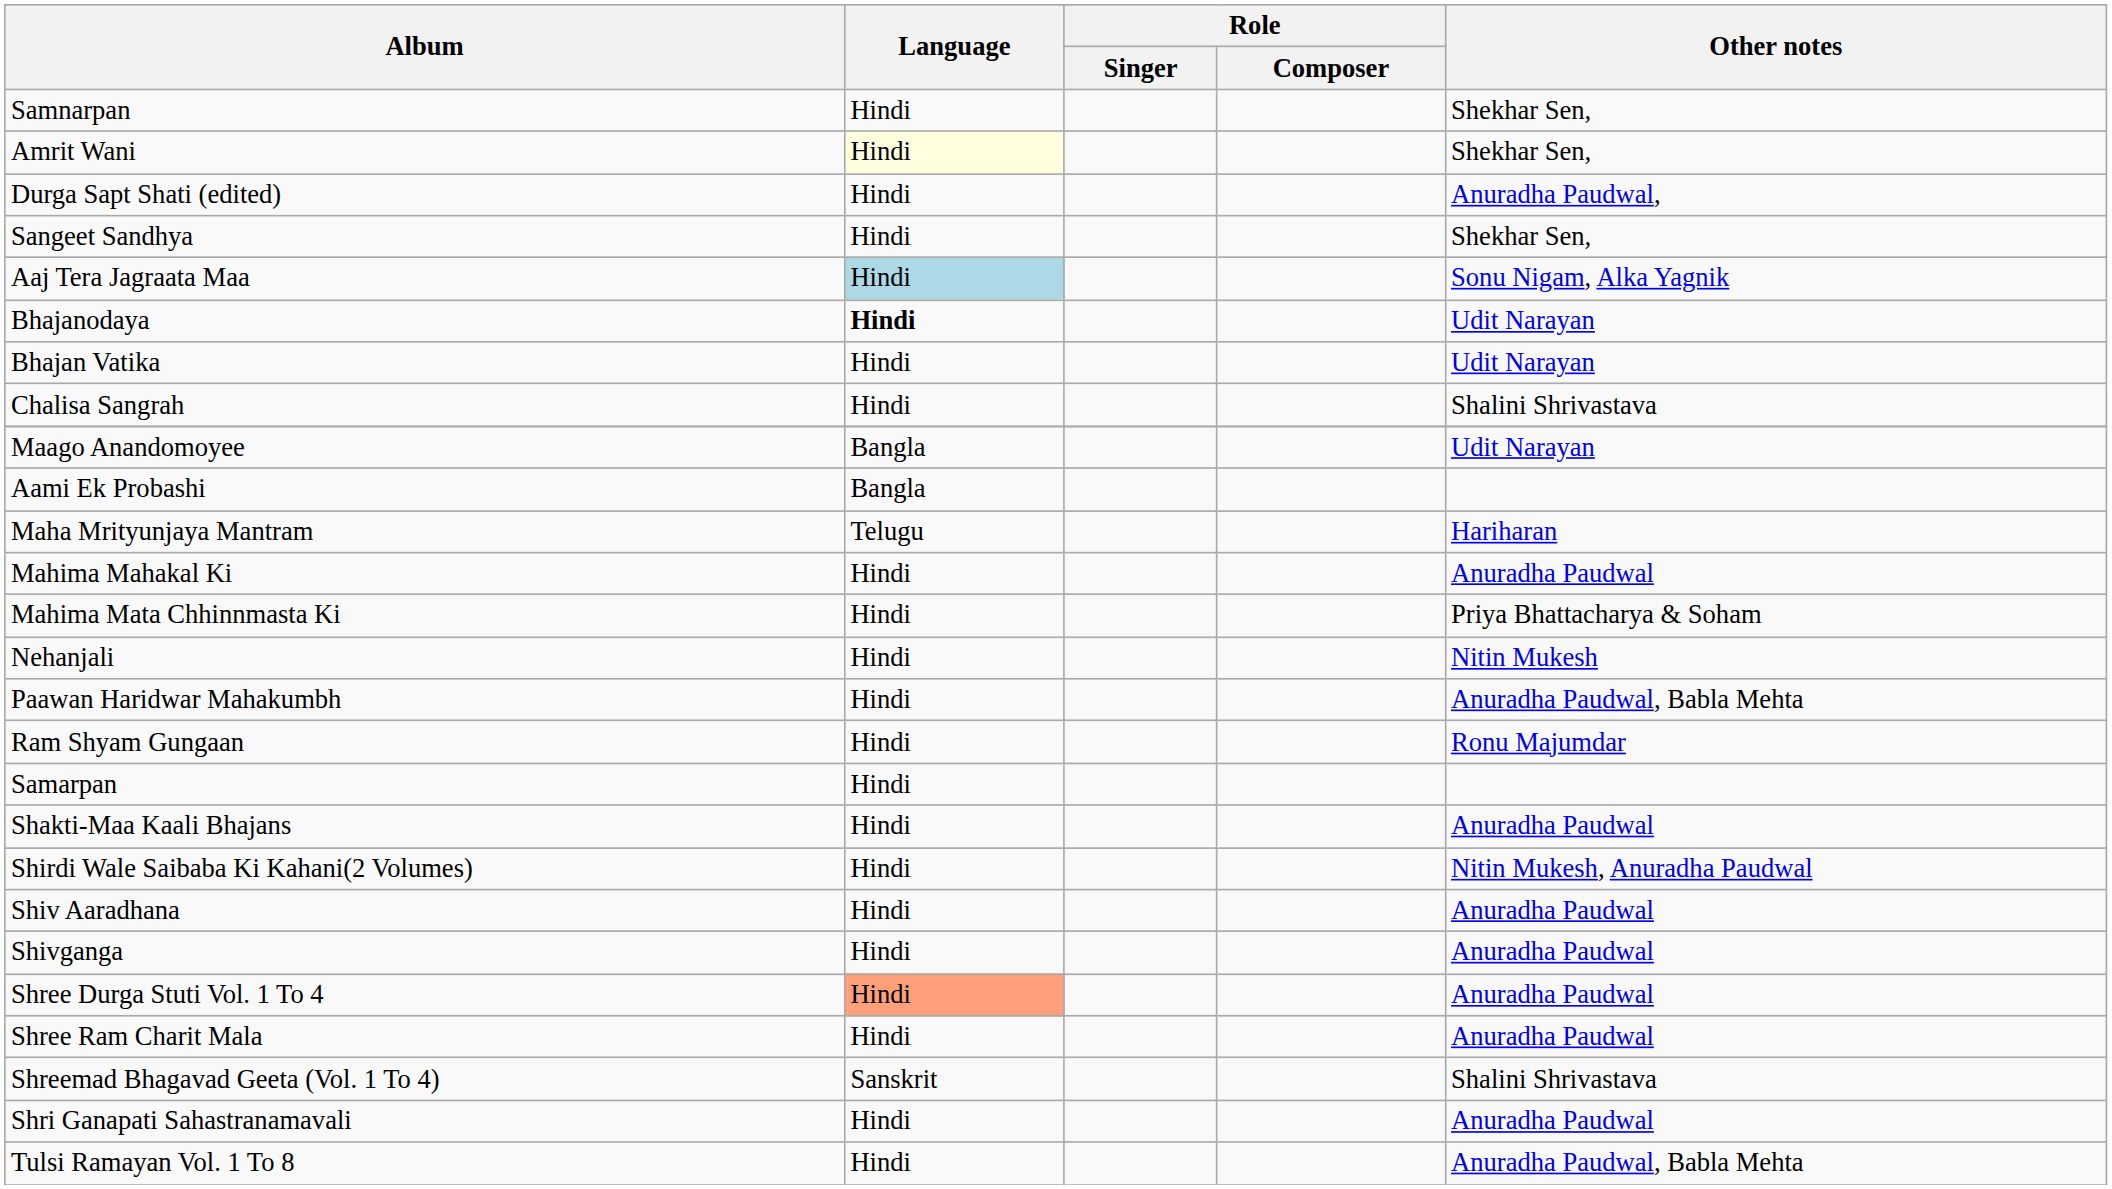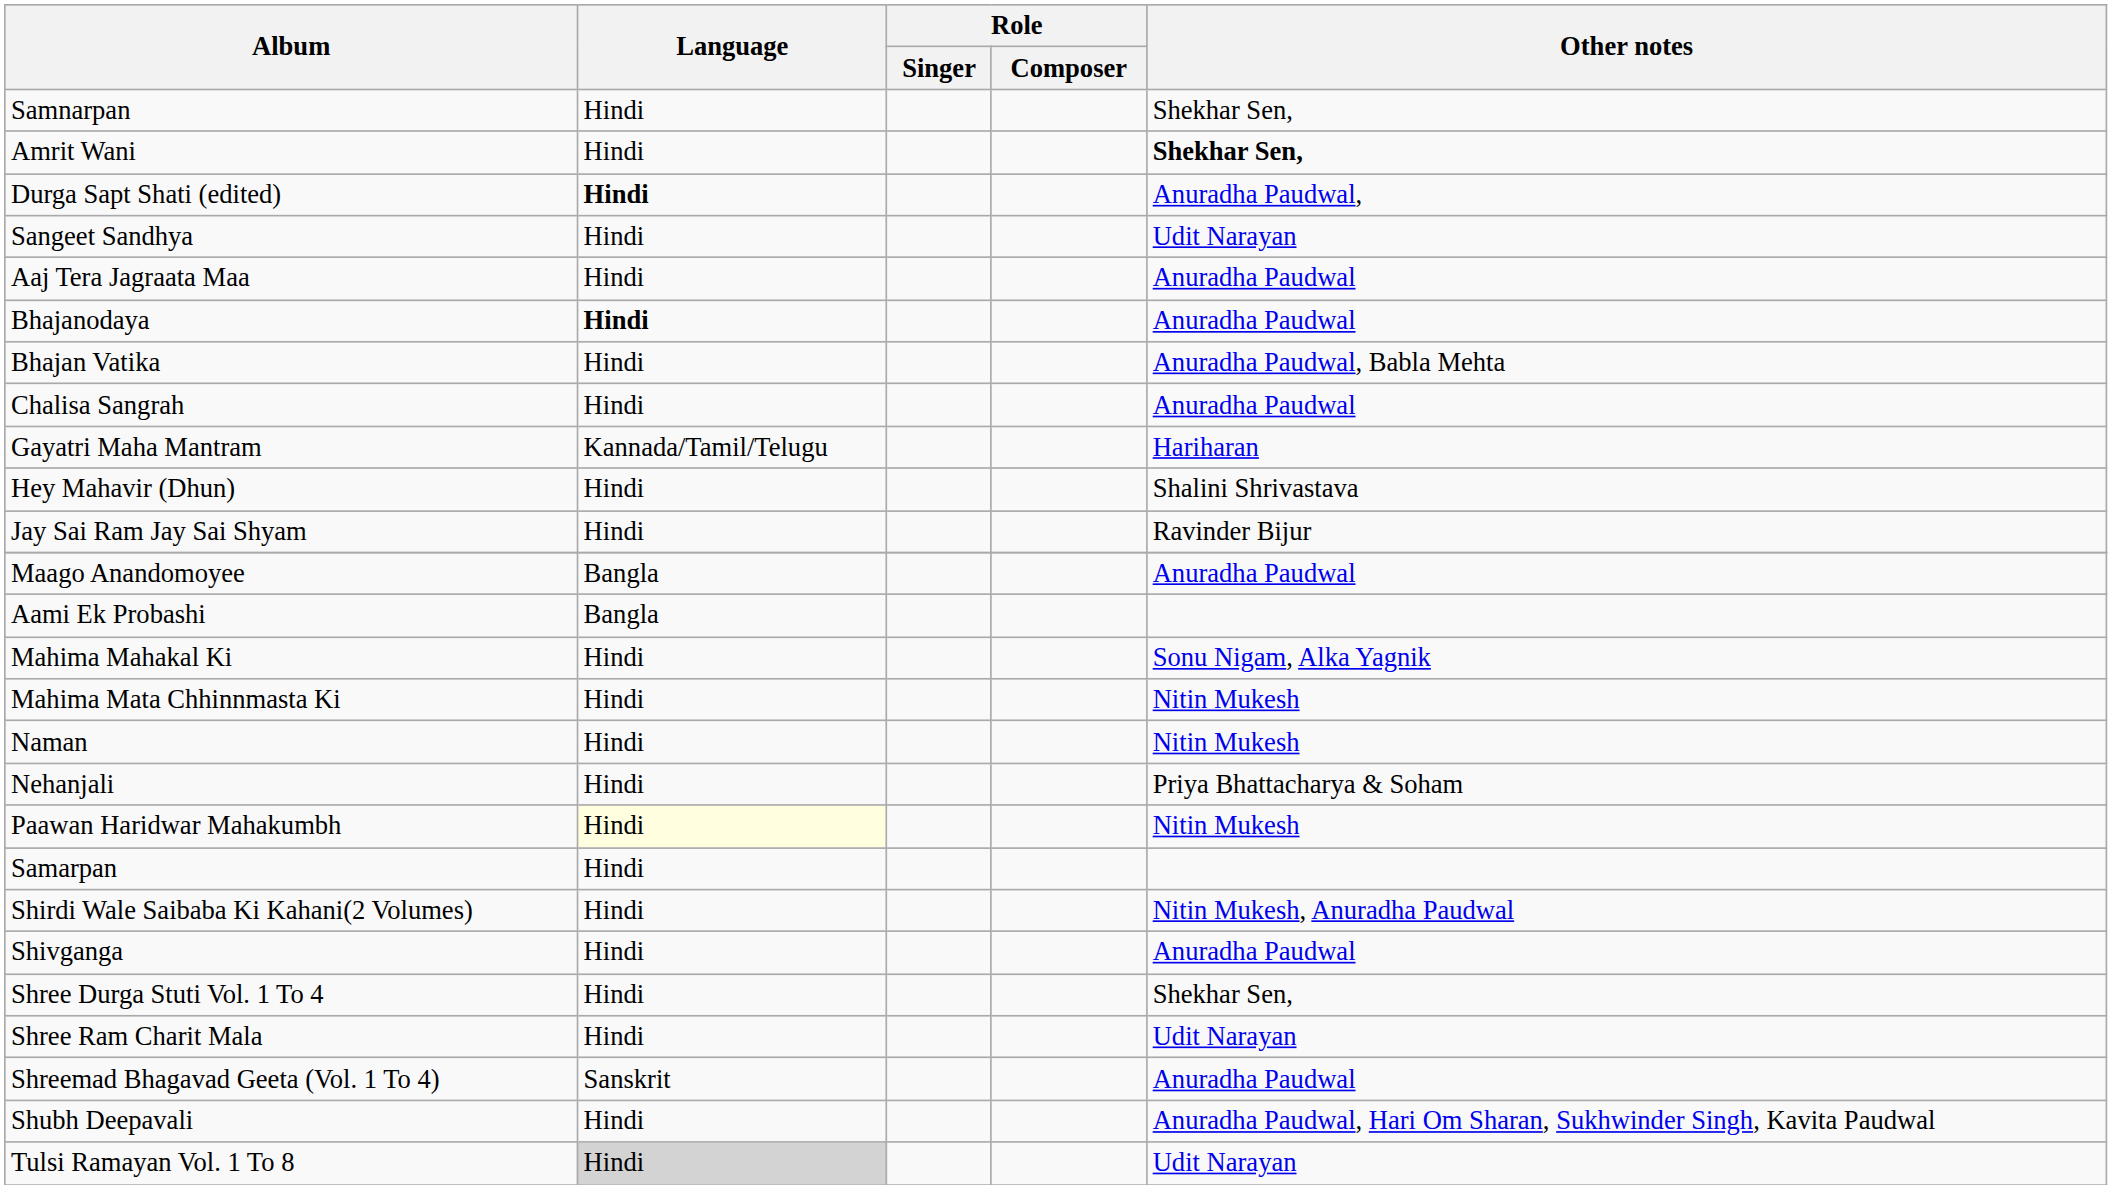(881, 151) lightyellow background -> (614, 151) no background
(1521, 151) normal -> (1228, 151) bold
(881, 194) normal -> (616, 194) bold
(1521, 236) Shekhar Sen, -> (1225, 236) Udit Narayan
(881, 278) lightblue background -> (614, 278) no background
(1590, 278) Sonu Nigam, Alka Yagnik -> (1254, 278) Anuradha Paudwal
(1523, 320) Udit Narayan -> (1254, 320) Anuradha Paudwal
(1523, 362) Udit Narayan -> (1329, 362) Anuradha Paudwal, Babla Mehta
(1554, 404) Shalini Shrivastava -> (1254, 404) Anuradha Paudwal
+ row: (136, 446)
+ row: (123, 488)
+ row: (159, 531)
(1523, 446) Udit Narayan -> (1254, 573) Anuradha Paudwal
- row: (162, 531)
(1552, 573) Anuradha Paudwal -> (1292, 657) Sonu Nigam, Alka Yagnik
(1606, 615) Priya Bhattacharya & Soham -> (1226, 699) Nitin Mukesh
+ row: (49, 741)
(1524, 657) Nitin Mukesh -> (1308, 783) Priya Bhattacharya & Soham
(881, 699) no background -> (614, 825) lightyellow background
(1627, 699) Anuradha Paudwal, Babla Mehta -> (1226, 825) Nitin Mukesh
- row: (128, 741)
- row: (151, 825)
- row: (95, 910)
(881, 994) lightsalmon background -> (614, 994) no background
(1552, 994) Anuradha Paudwal -> (1223, 994) Shekhar Sen,
(1552, 1036) Anuradha Paudwal -> (1225, 1036) Udit Narayan
(1554, 1078) Shalini Shrivastava -> (1254, 1078) Anuradha Paudwal
- row: (181, 1120)
+ row: (102, 1120)
(881, 1162) no background -> (614, 1162) lightgrey background
(1627, 1162) Anuradha Paudwal, Babla Mehta -> (1225, 1162) Udit Narayan
